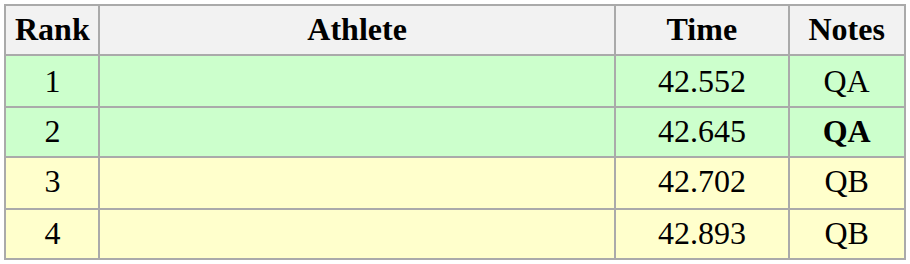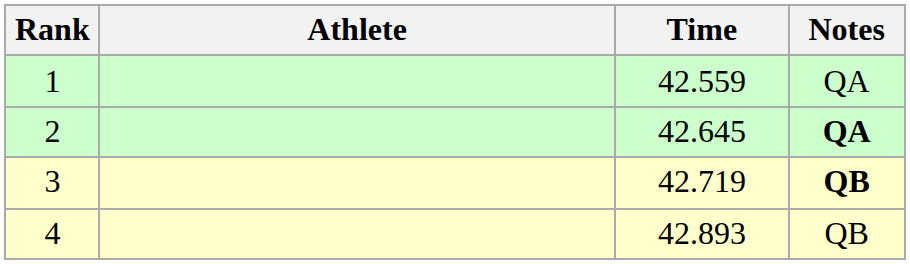(702, 80) 42.552 -> (702, 80) 42.559
(702, 182) 42.702 -> (702, 182) 42.719
(847, 182) normal -> (847, 182) bold
